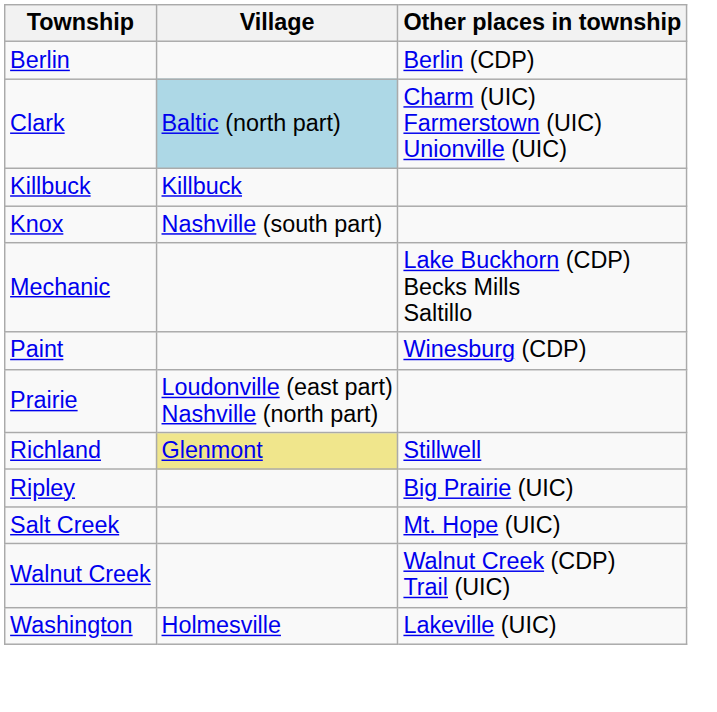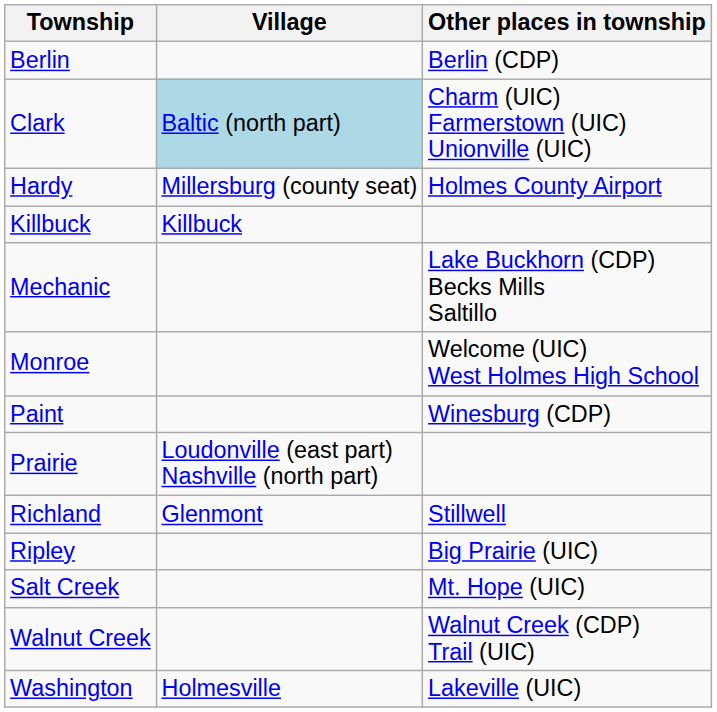+ row: (41, 186)
- row: (37, 223)
+ row: (50, 363)
(212, 450) khaki background -> (212, 514) no background
